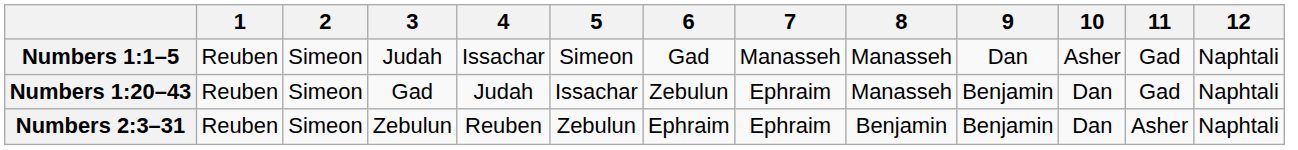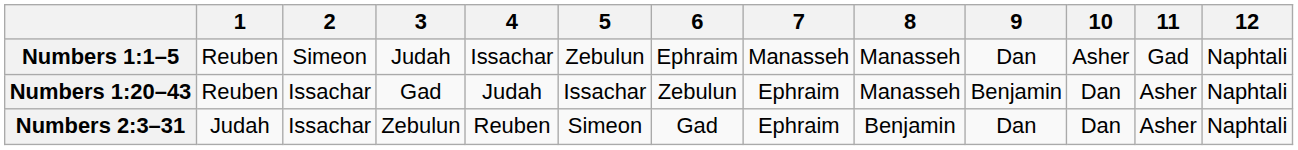(596, 56) Simeon -> (605, 56) Zebulun
(689, 56) Gad -> (697, 56) Ephraim
(325, 91) Simeon -> (330, 91) Issachar
(1160, 91) Gad -> (1168, 91) Asher
(240, 126) Reuben -> (240, 126) Judah
(325, 126) Simeon -> (330, 126) Issachar
(596, 126) Zebulun -> (605, 126) Simeon
(689, 126) Ephraim -> (697, 126) Gad
(1008, 126) Benjamin -> (1016, 126) Dan
